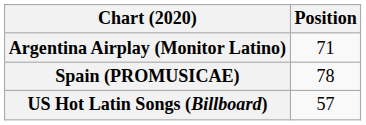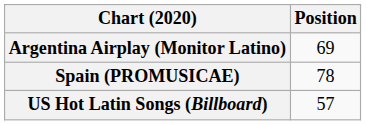(326, 47) 71 -> (326, 47) 69
